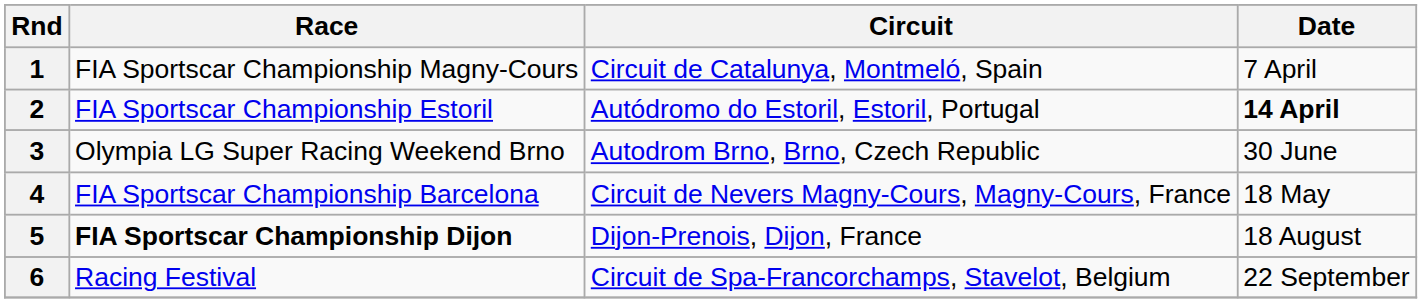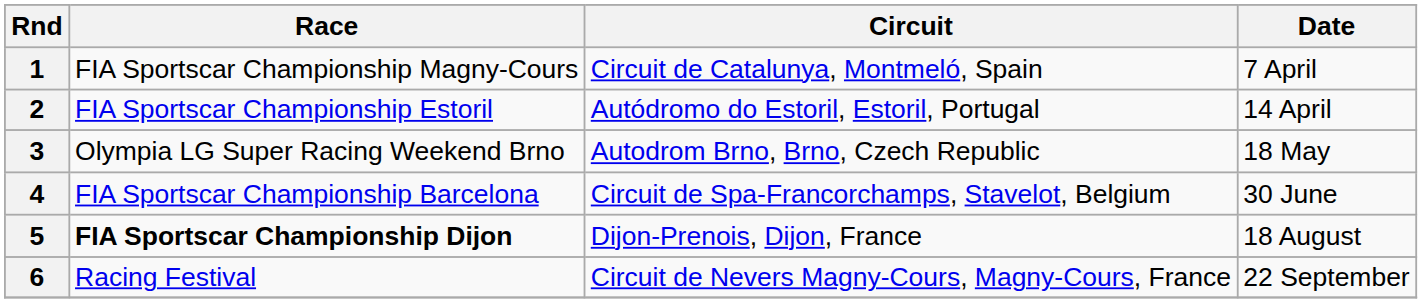(1291, 110) bold -> (1288, 110) normal
(1290, 152) 30 June -> (1287, 152) 18 May
(911, 194) Circuit de Nevers Magny-Cours, Magny-Cours, France -> (881, 194) Circuit de Spa-Francorchamps, Stavelot, Belgium
(1287, 194) 18 May -> (1290, 194) 30 June
(881, 277) Circuit de Spa-Francorchamps, Stavelot, Belgium -> (911, 277) Circuit de Nevers Magny-Cours, Magny-Cours, France
